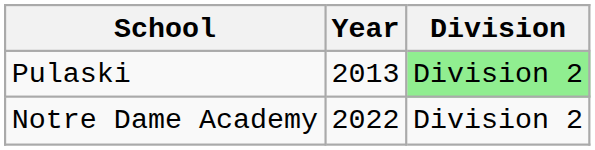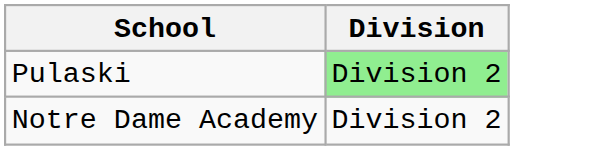- column: (366, 28)
